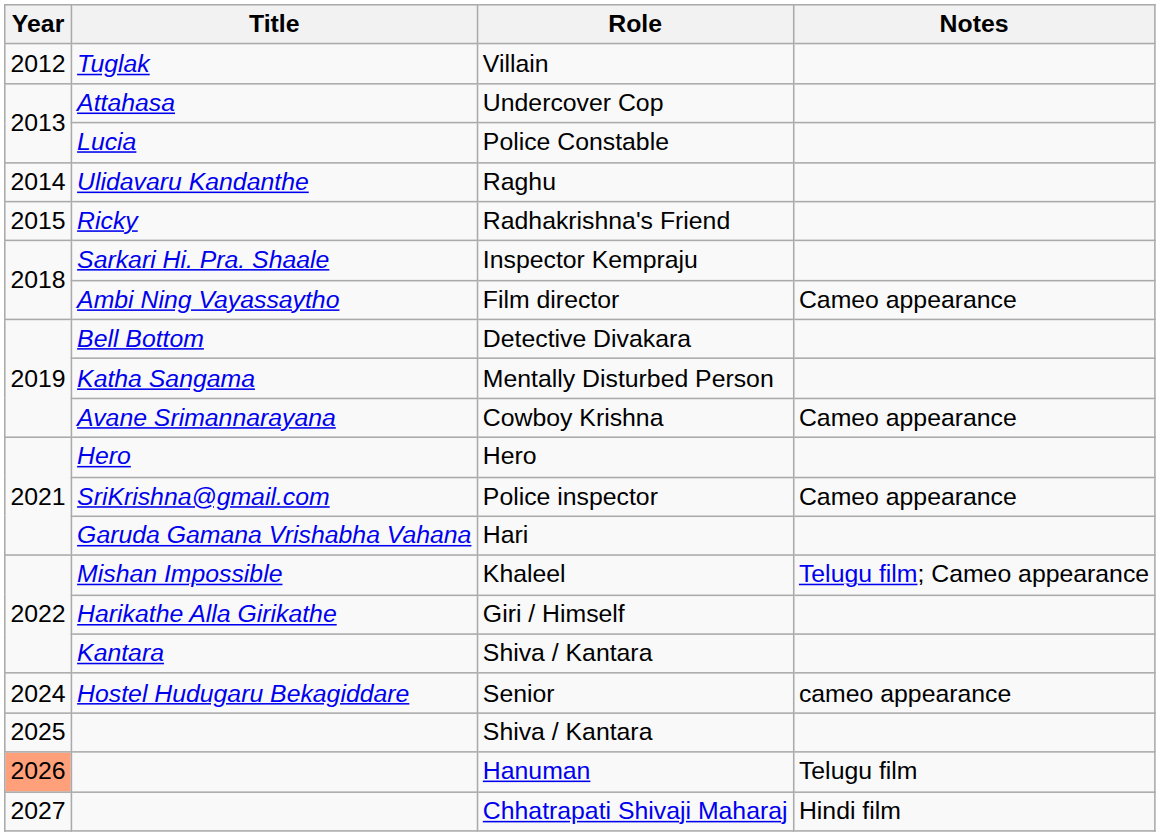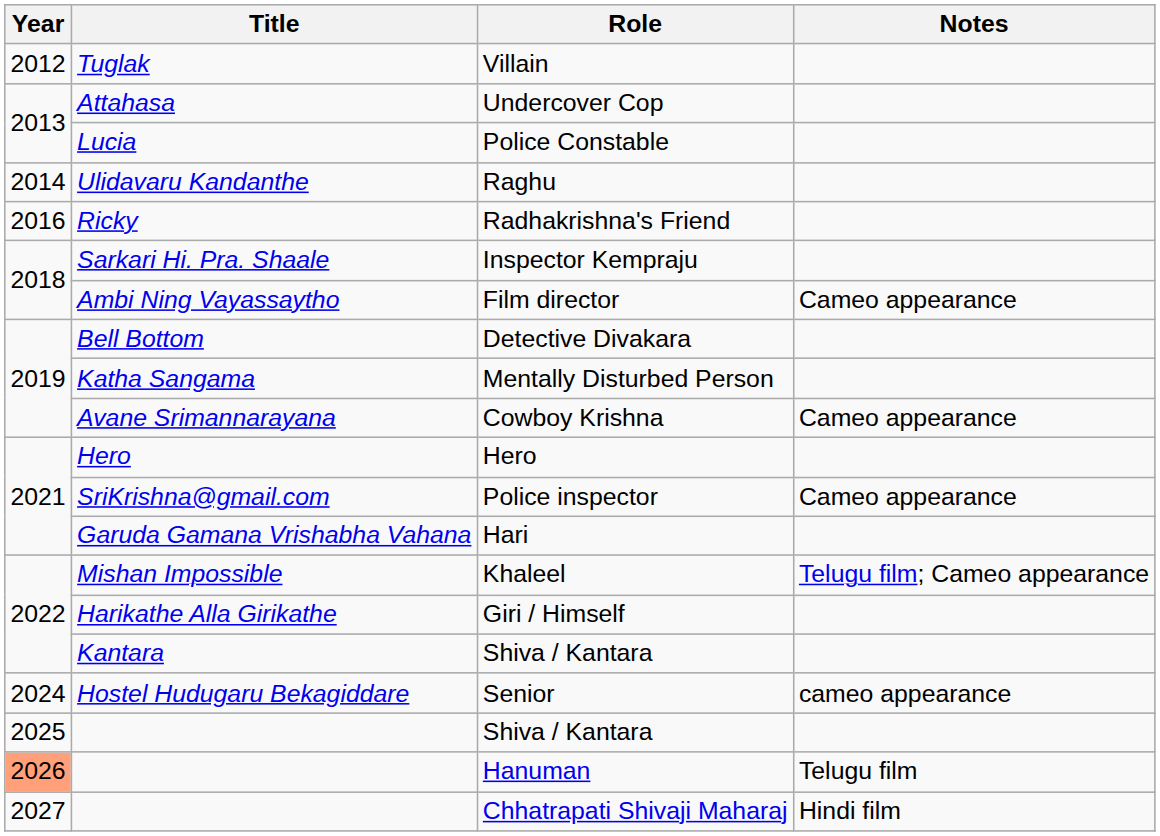(38, 220) 2015 -> (38, 220) 2016
